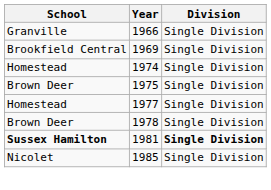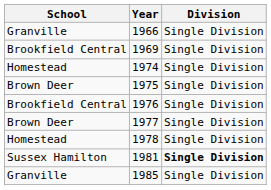+ row: (145, 103)
(37, 103) Homestead -> (40, 121) Brown Deer
(40, 121) Brown Deer -> (37, 139) Homestead
(57, 139) bold -> (57, 158) normal
(30, 158) Nicolet -> (37, 176) Granville
